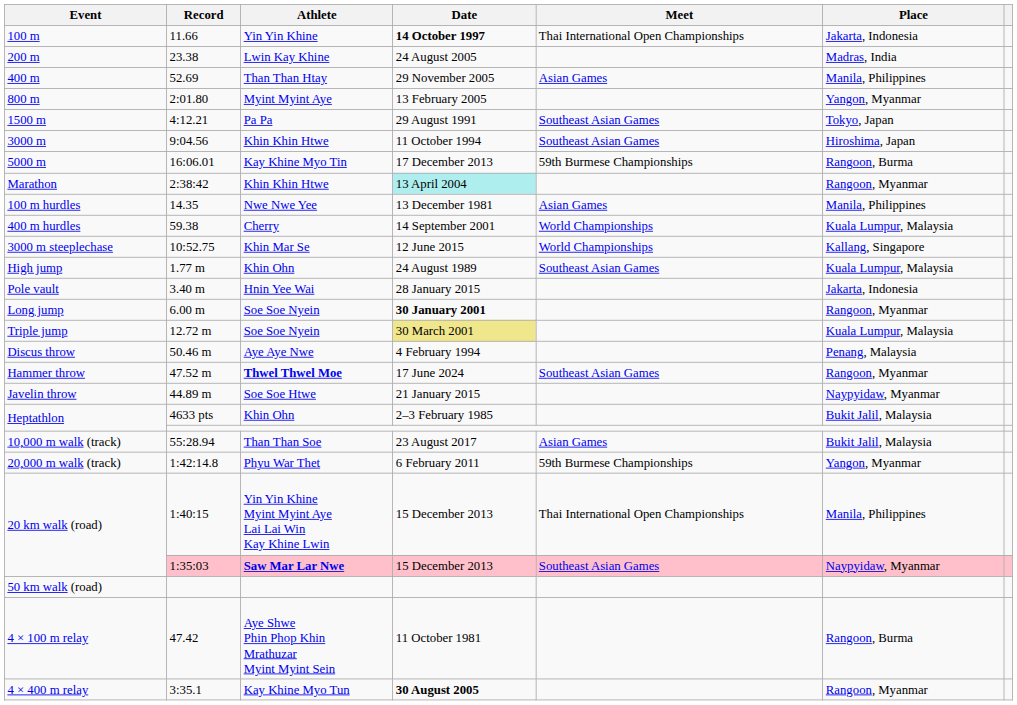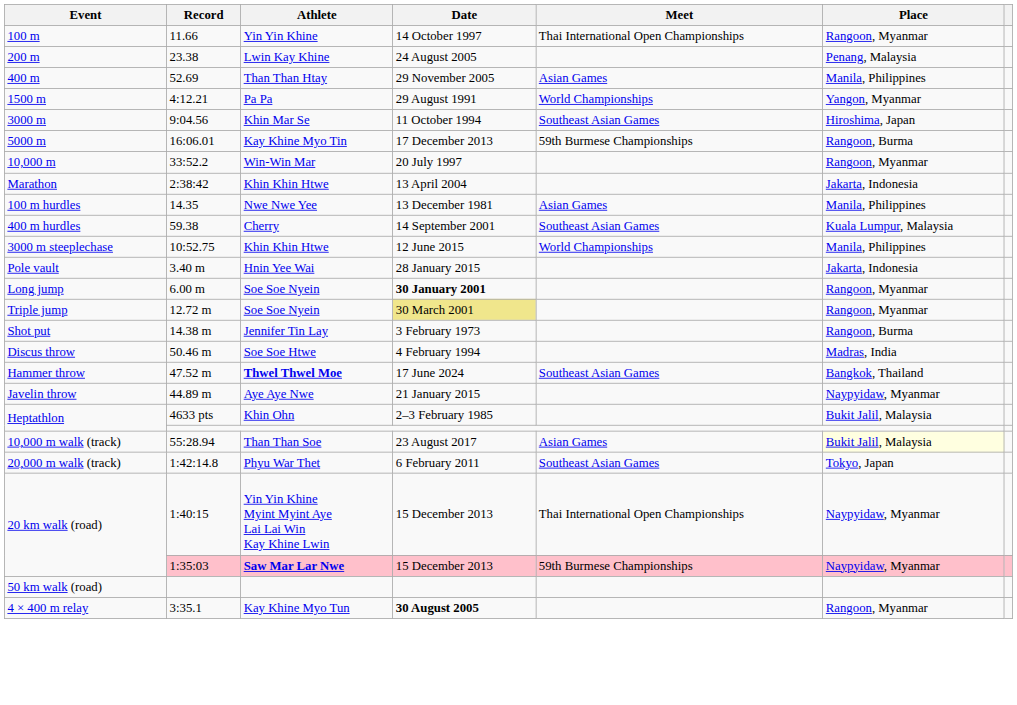(440, 36) bold -> (439, 36) normal
(872, 36) Jakarta, Indonesia -> (877, 36) Rangoon, Myanmar
(861, 57) Madras, India -> (871, 57) Penang, Malaysia
- row: (24, 99)
(599, 120) Southeast Asian Games -> (596, 99) World Championships
(860, 120) Tokyo, Japan -> (873, 99) Yangon, Myanmar
(286, 141) Khin Khin Htwe -> (277, 120) Khin Mar Se
+ row: (31, 162)
(431, 183) paleturquoise background -> (431, 183) no background
(877, 183) Rangoon, Myanmar -> (872, 183) Jakarta, Indonesia
(596, 225) World Championships -> (599, 225) Southeast Asian Games
(277, 246) Khin Mar Se -> (286, 246) Khin Khin Htwe
(875, 246) Kallang, Singapore -> (876, 246) Manila, Philippines
- row: (35, 267)
(890, 331) Kuala Lumpur, Malaysia -> (877, 309) Rangoon, Myanmar
+ row: (29, 331)
(279, 352) Aye Aye Nwe -> (280, 352) Soe Soe Htwe
(871, 352) Penang, Malaysia -> (861, 352) Madras, India
(877, 373) Rangoon, Myanmar -> (875, 373) Bangkok, Thailand
(280, 394) Soe Soe Htwe -> (279, 394) Aye Aye Nwe
(879, 442) no background -> (879, 442) lightyellow background
(616, 463) 59th Burmese Championships -> (599, 463) Southeast Asian Games
(873, 463) Yangon, Myanmar -> (860, 463) Tokyo, Japan
(876, 514) Manila, Philippines -> (883, 514) Naypyidaw, Myanmar
(599, 565) Southeast Asian Games -> (616, 565) 59th Burmese Championships
- row: (48, 638)
